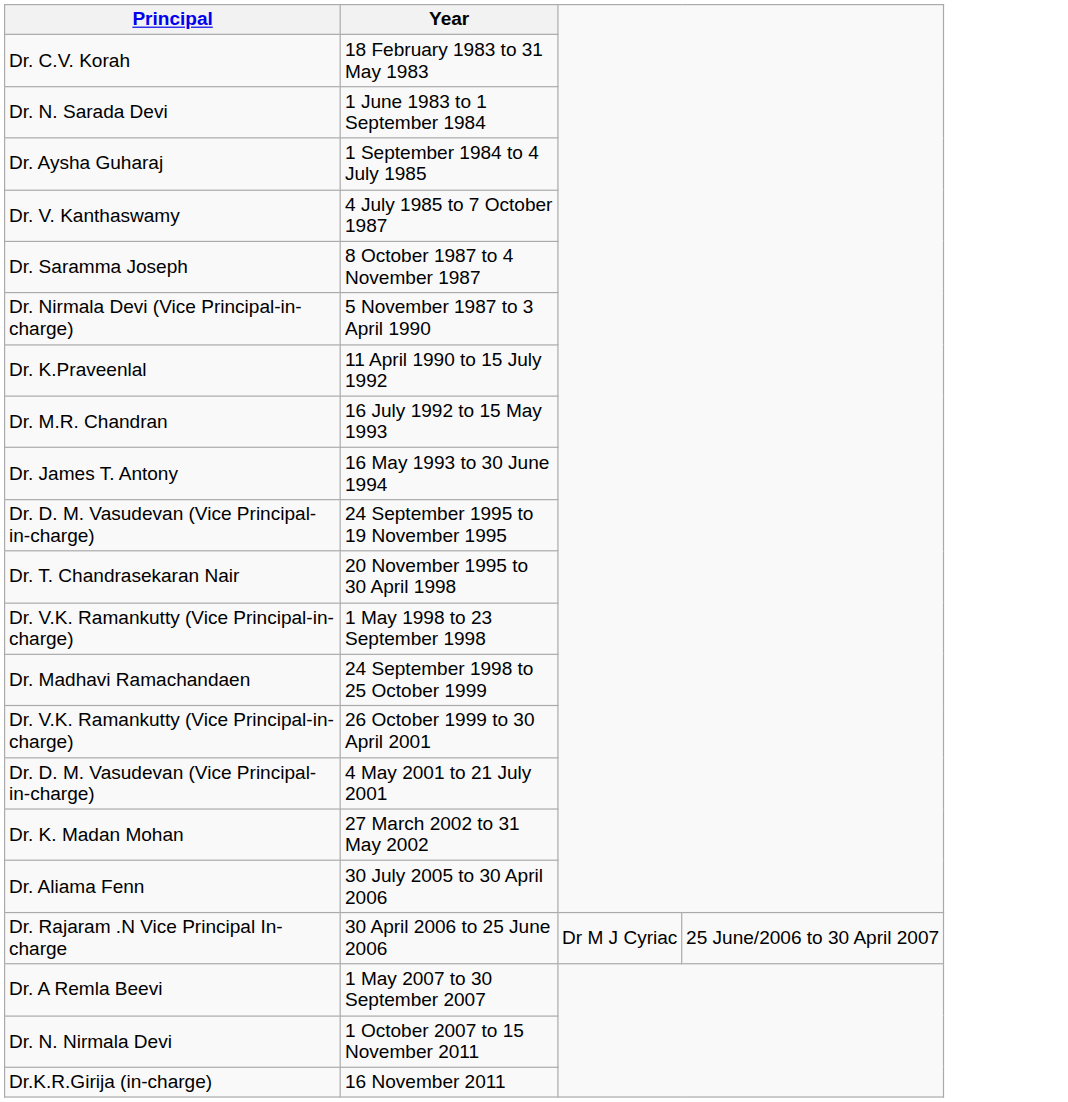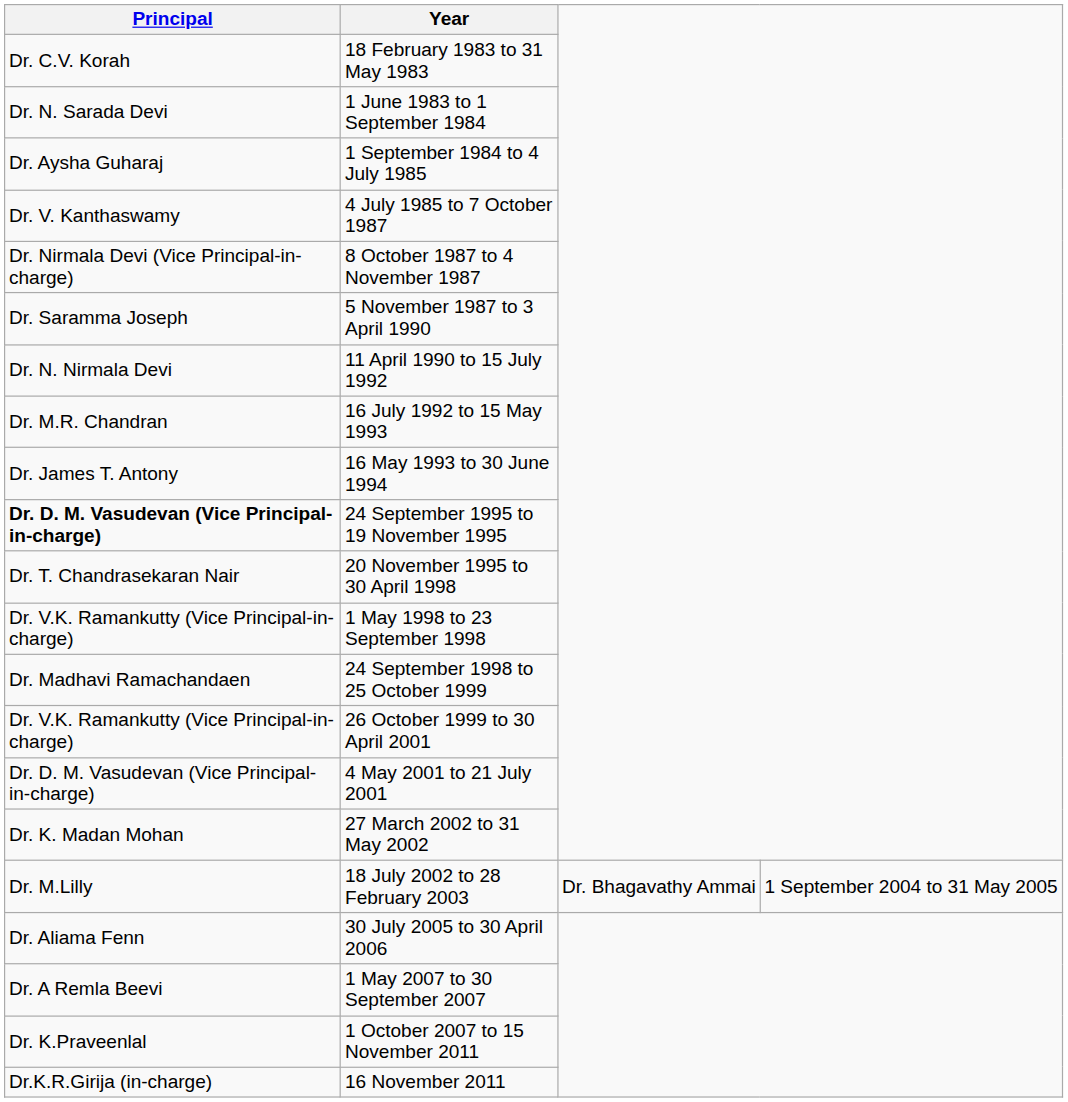(98, 266) Dr. Saramma Joseph -> (155, 266) Dr. Nirmala Devi (Vice Principal-in-charge)
(155, 318) Dr. Nirmala Devi (Vice Principal-in-charge) -> (98, 318) Dr. Saramma Joseph
(78, 370) Dr. K.Praveenlal -> (90, 370) Dr. N. Nirmala Devi
(163, 525) normal -> (171, 525) bold
+ row: (423, 886)
- row: (448, 937)
(90, 1041) Dr. N. Nirmala Devi -> (78, 1041) Dr. K.Praveenlal
